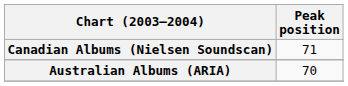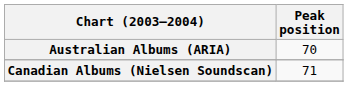rows swapped: (140, 70) <-> (140, 50)
